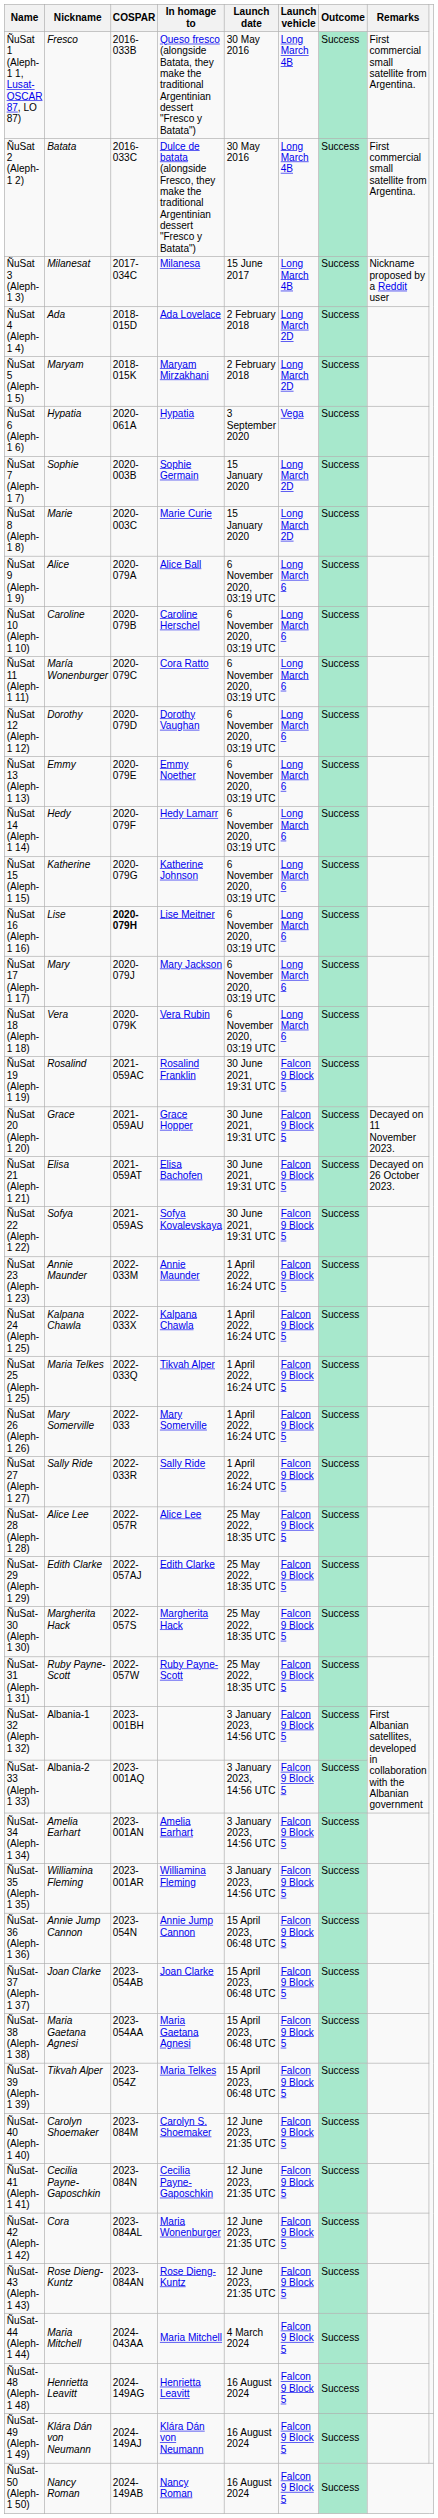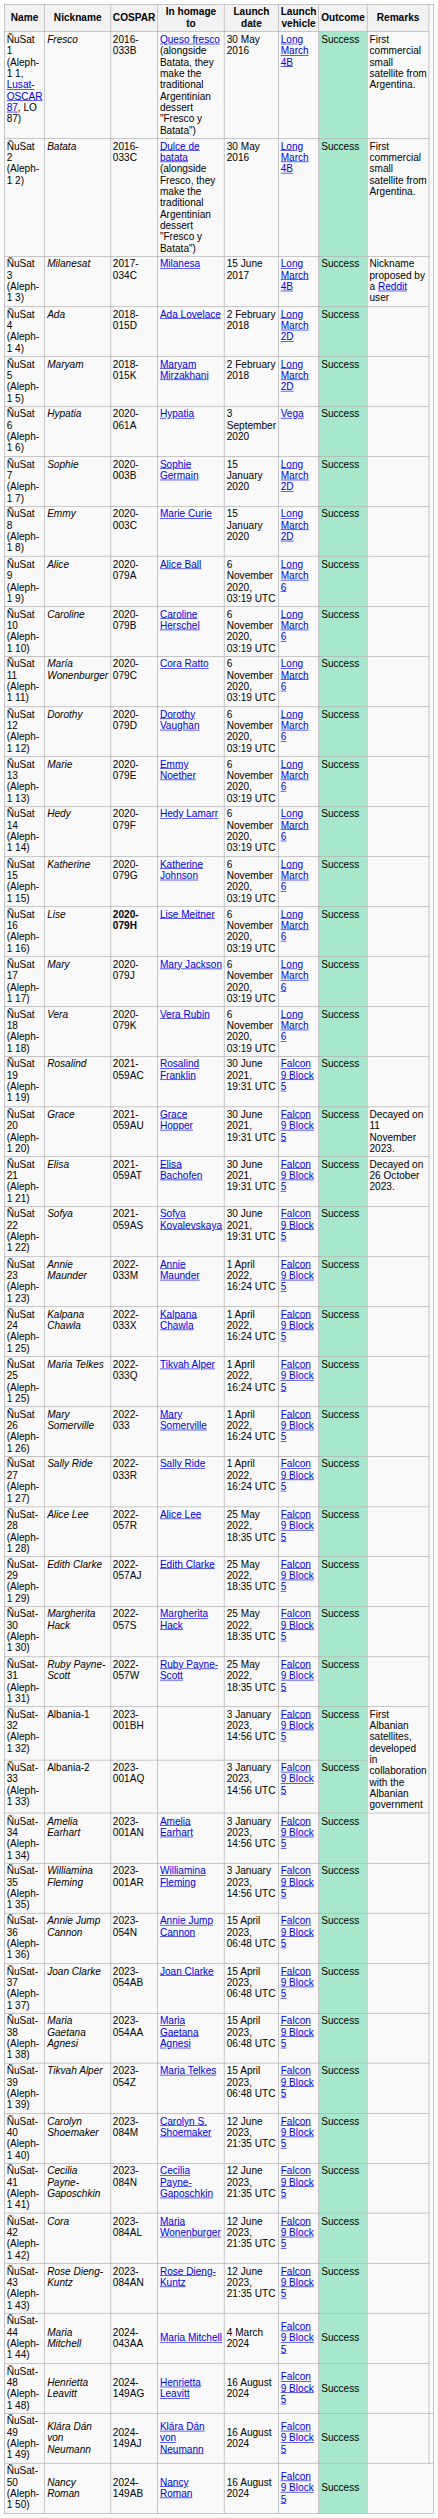(60, 514) Marie -> (61, 514) Emmy
(61, 764) Emmy -> (60, 764) Marie
